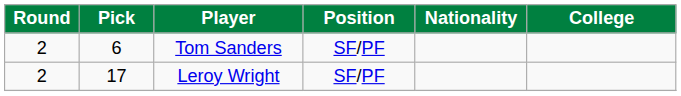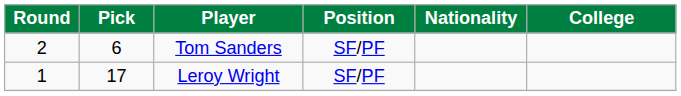(42, 76) 2 -> (42, 76) 1
